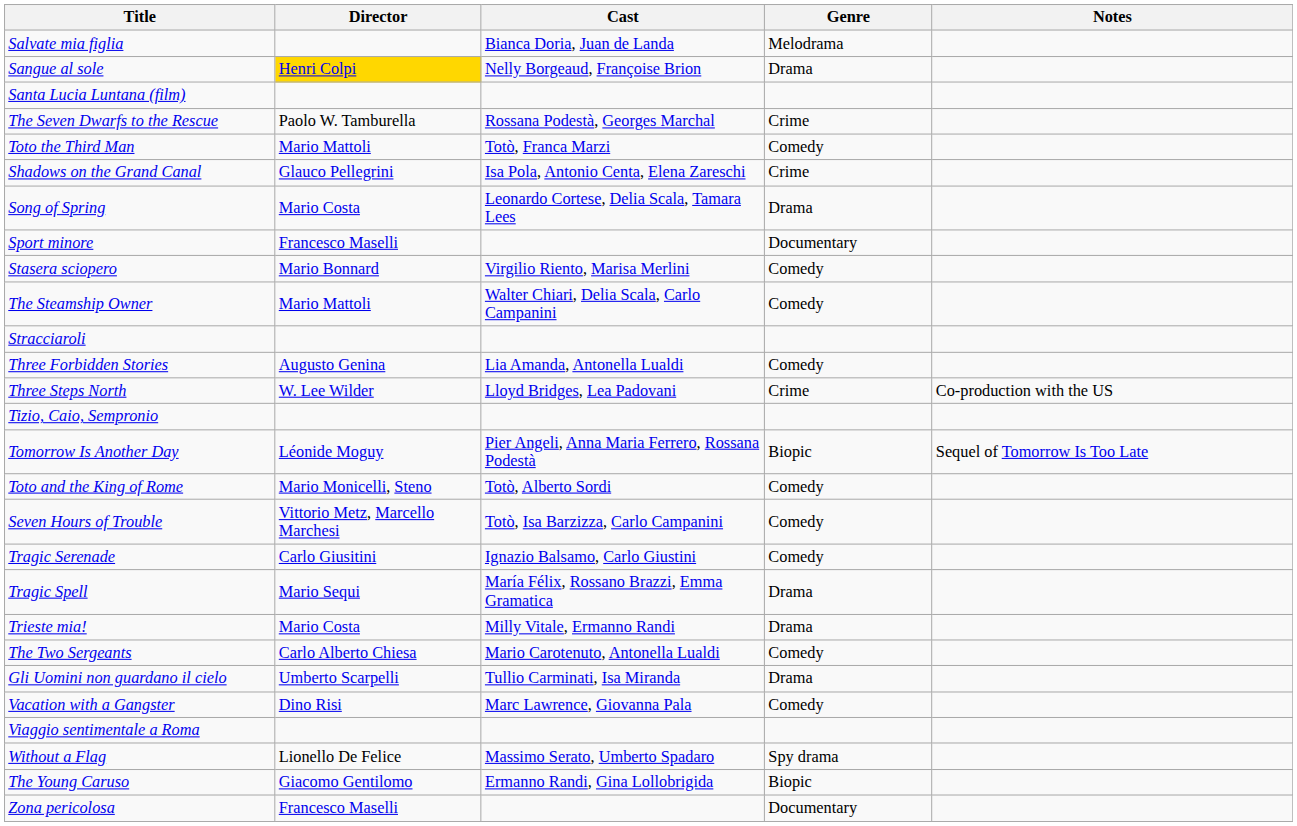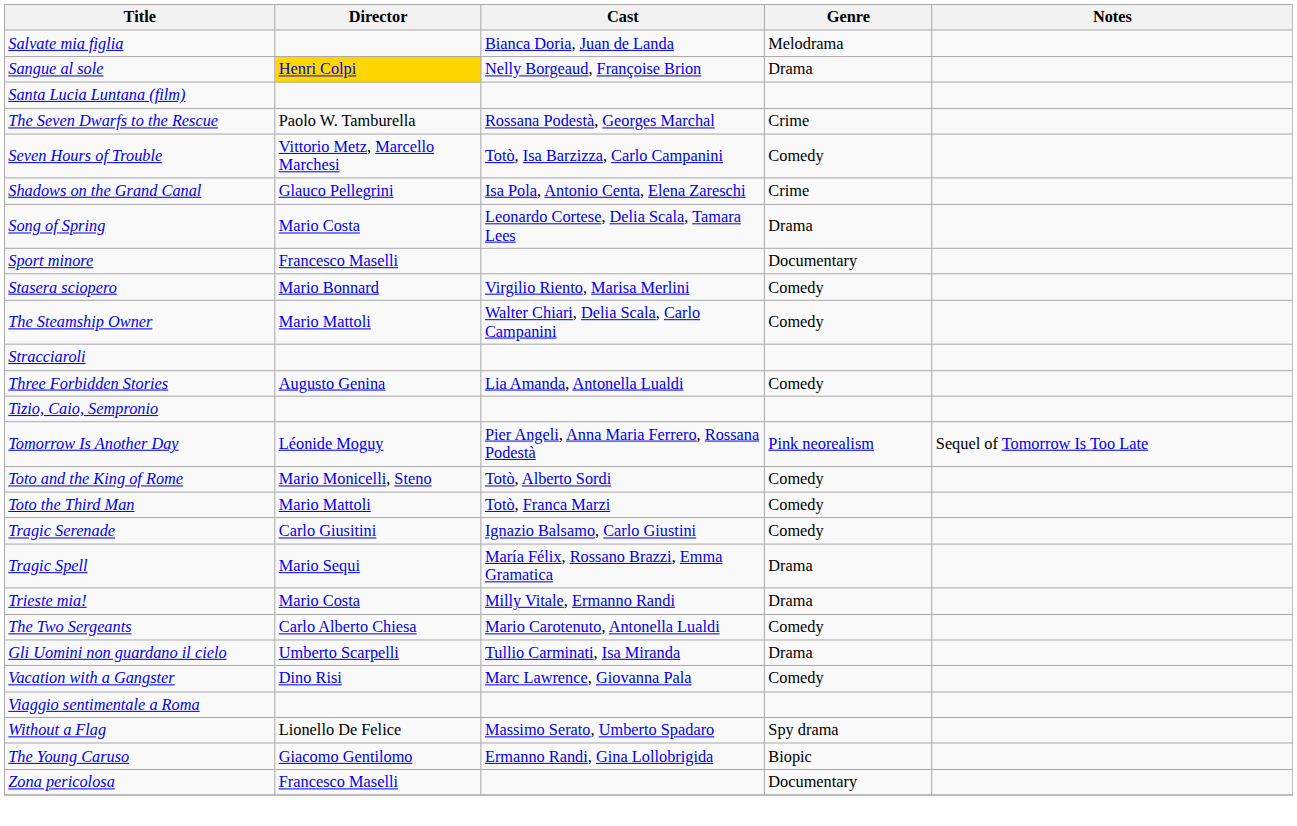rows swapped: (85, 521) <-> (71, 146)
- row: (67, 390)
(790, 451) Biopic -> (821, 444) Pink neorealism
